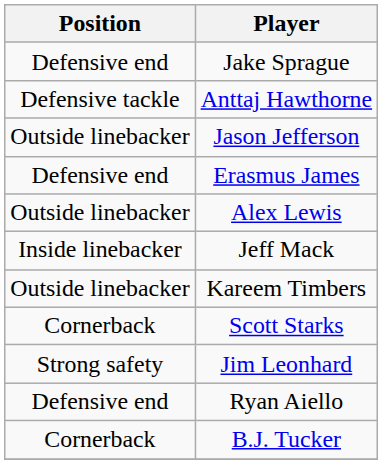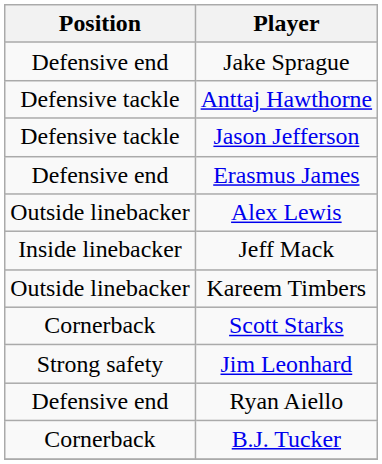(100, 136) Outside linebacker -> (100, 136) Defensive tackle
